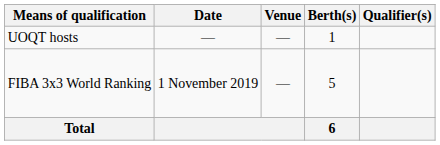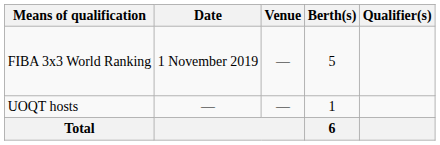rows swapped: (43, 37) <-> (79, 83)
